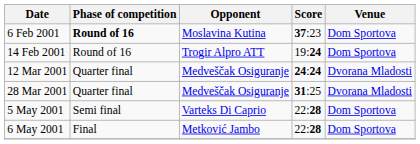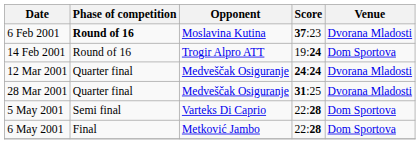(362, 33) Dom Sportova -> (370, 33) Dvorana Mladosti
